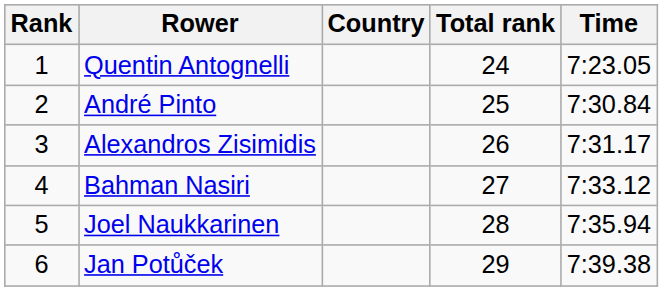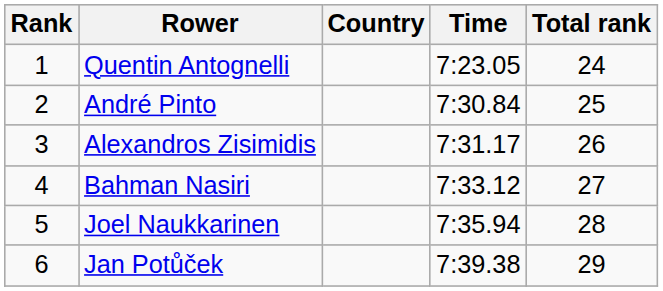columns swapped: (609, 24) <-> (496, 24)
